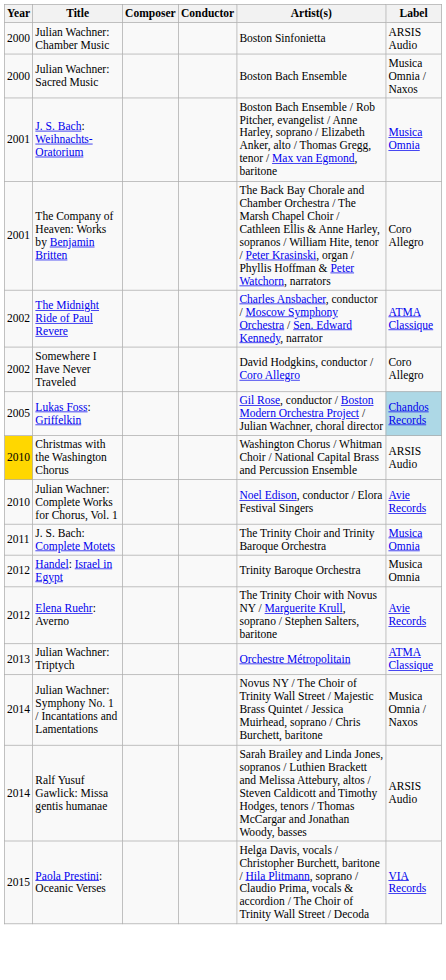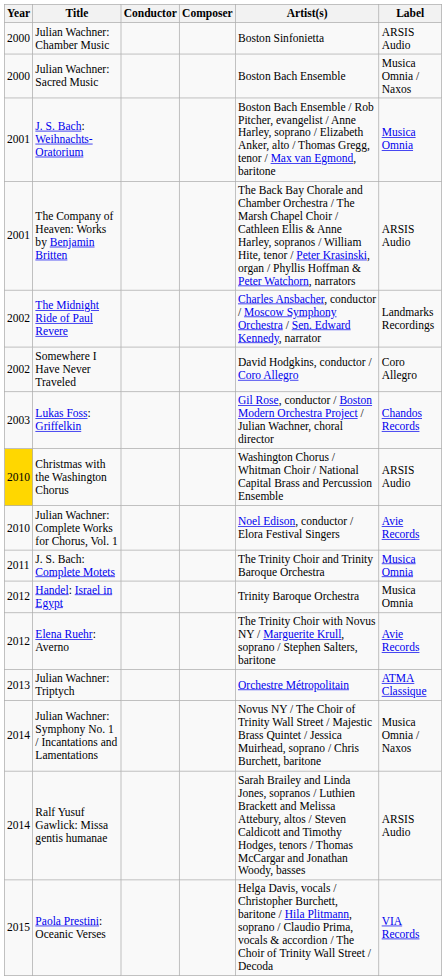columns swapped: (150, 13) <-> (208, 13)
(406, 235) Coro Allegro -> (398, 235) ARSIS Audio
(411, 318) ATMA Classique -> (408, 318) Landmarks Recordings
(19, 413) 2005 -> (19, 420) 2003
(409, 413) lightblue background -> (402, 420) no background
